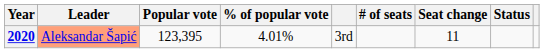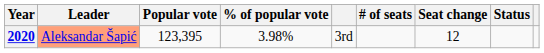(276, 36) 4.01% -> (276, 36) 3.98%
(453, 36) 11 -> (453, 36) 12
